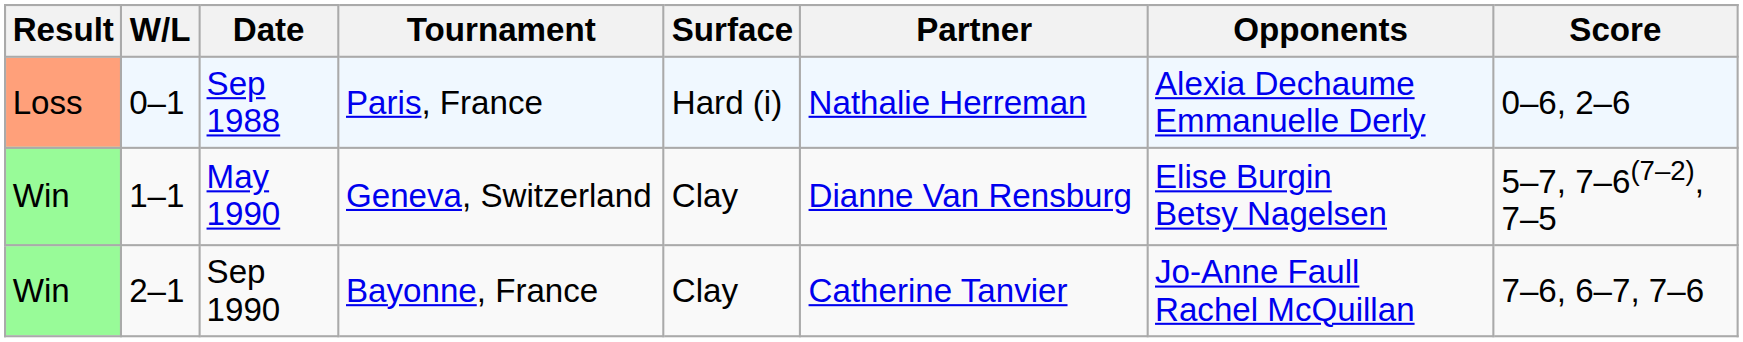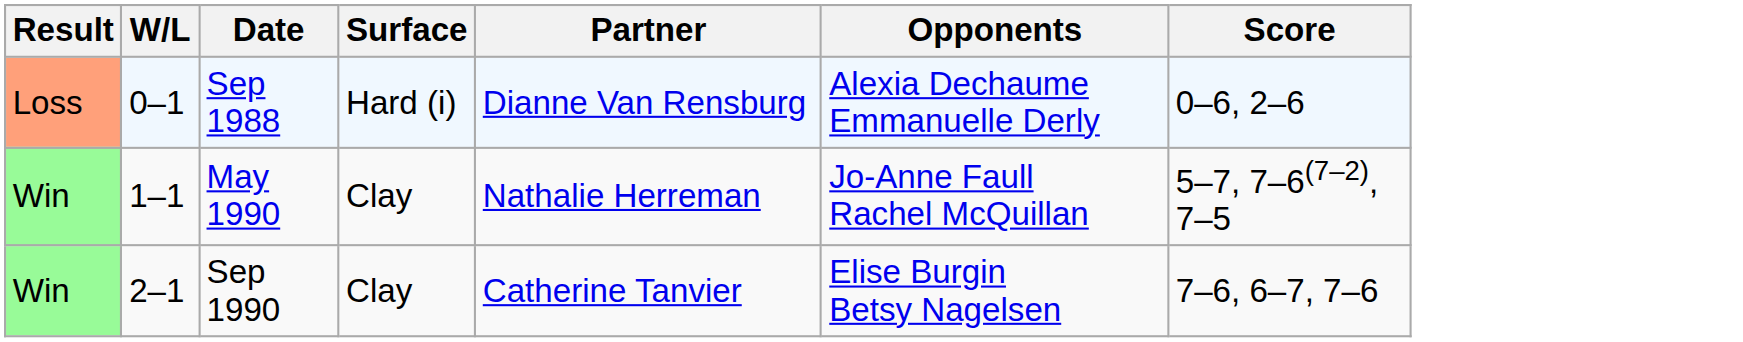- column: (501, 30)
(948, 101) Nathalie Herreman -> (645, 101) Dianne Van Rensburg
(970, 196) Dianne Van Rensburg -> (622, 196) Nathalie Herreman
(1271, 196) Elise Burgin Betsy Nagelsen -> (959, 196) Jo-Anne Faull Rachel McQuillan
(1285, 290) Jo-Anne Faull Rachel McQuillan -> (945, 290) Elise Burgin Betsy Nagelsen
